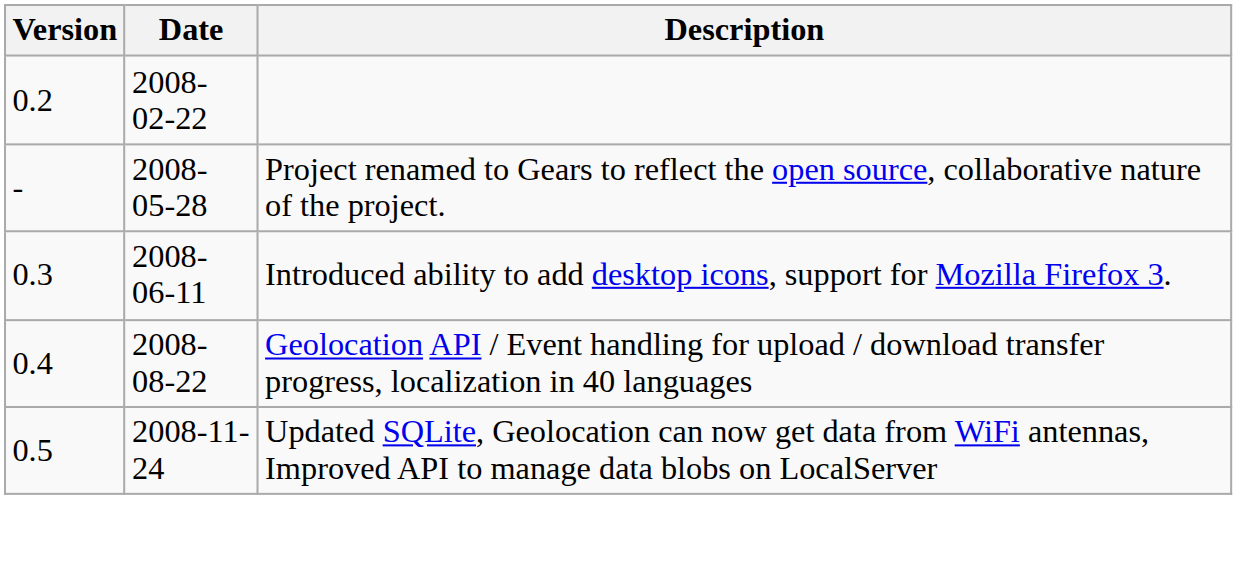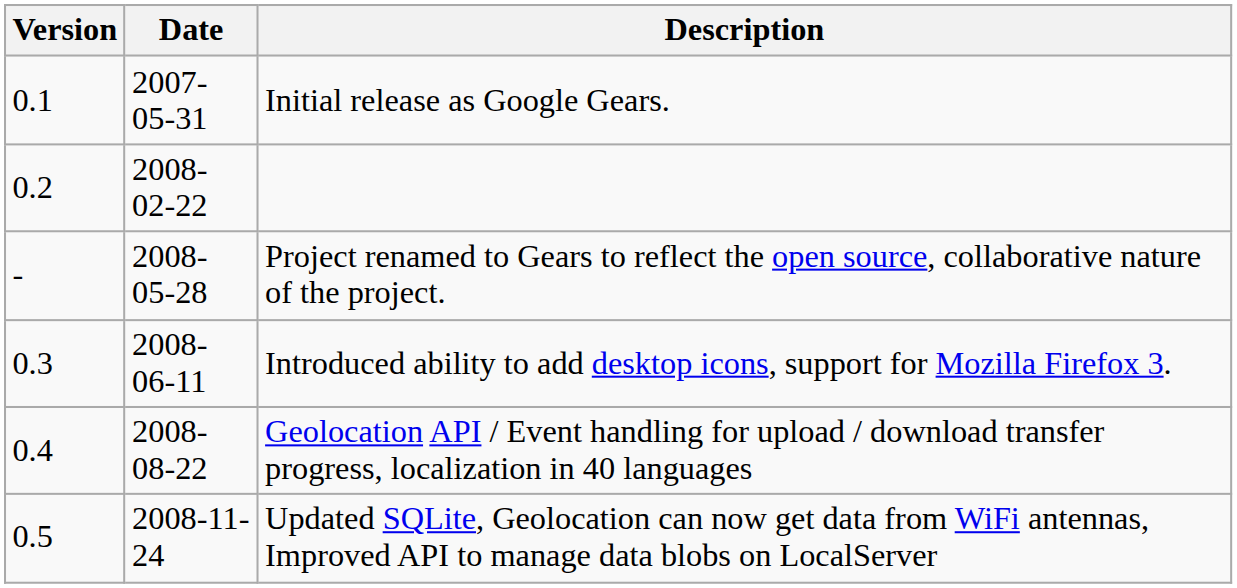+ row: (467, 99)
